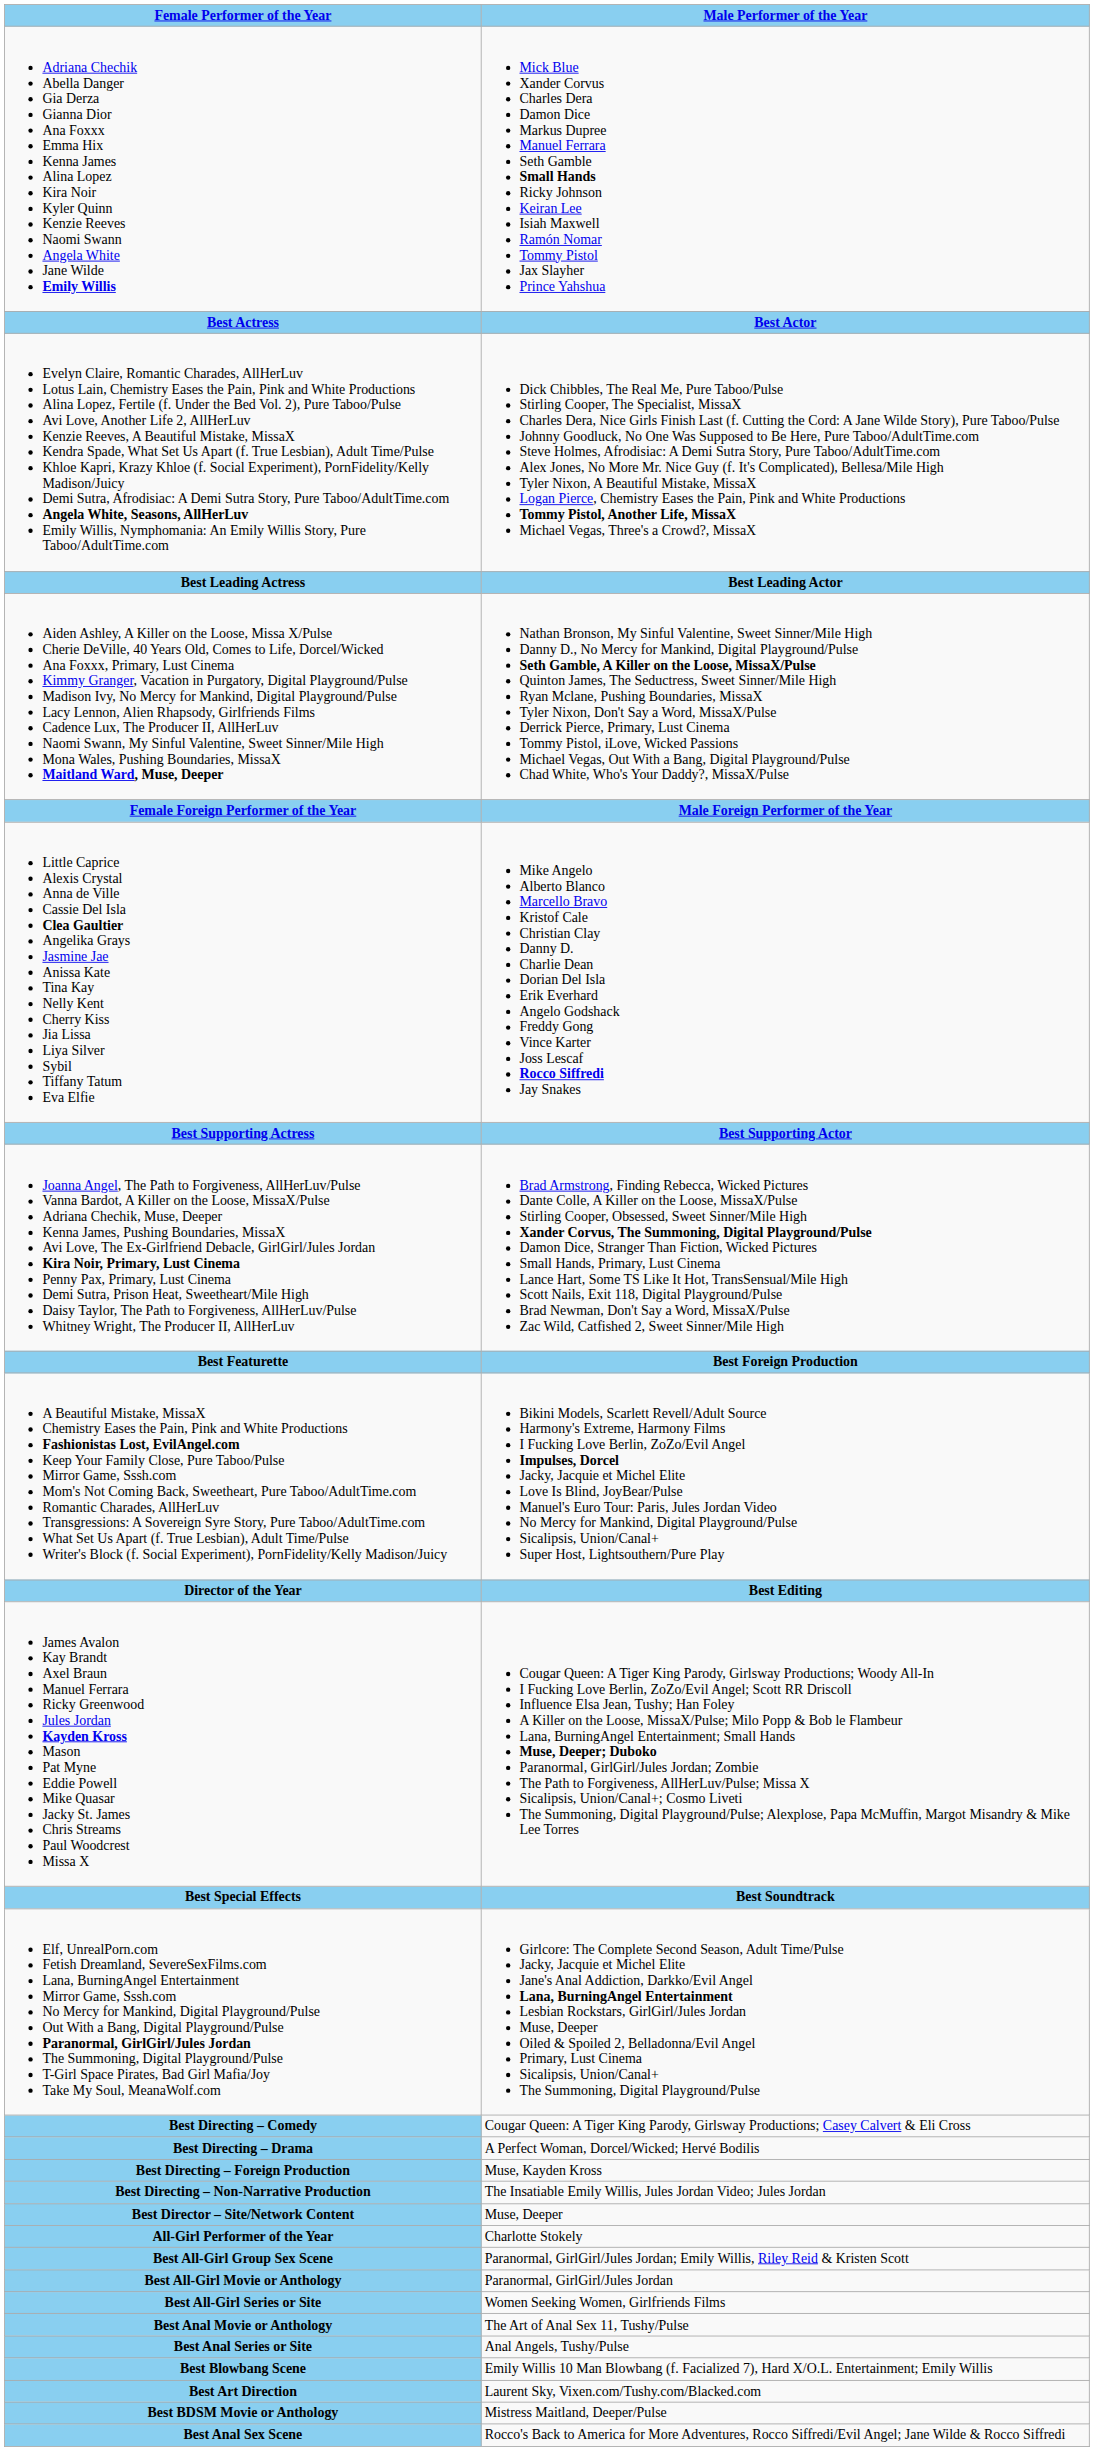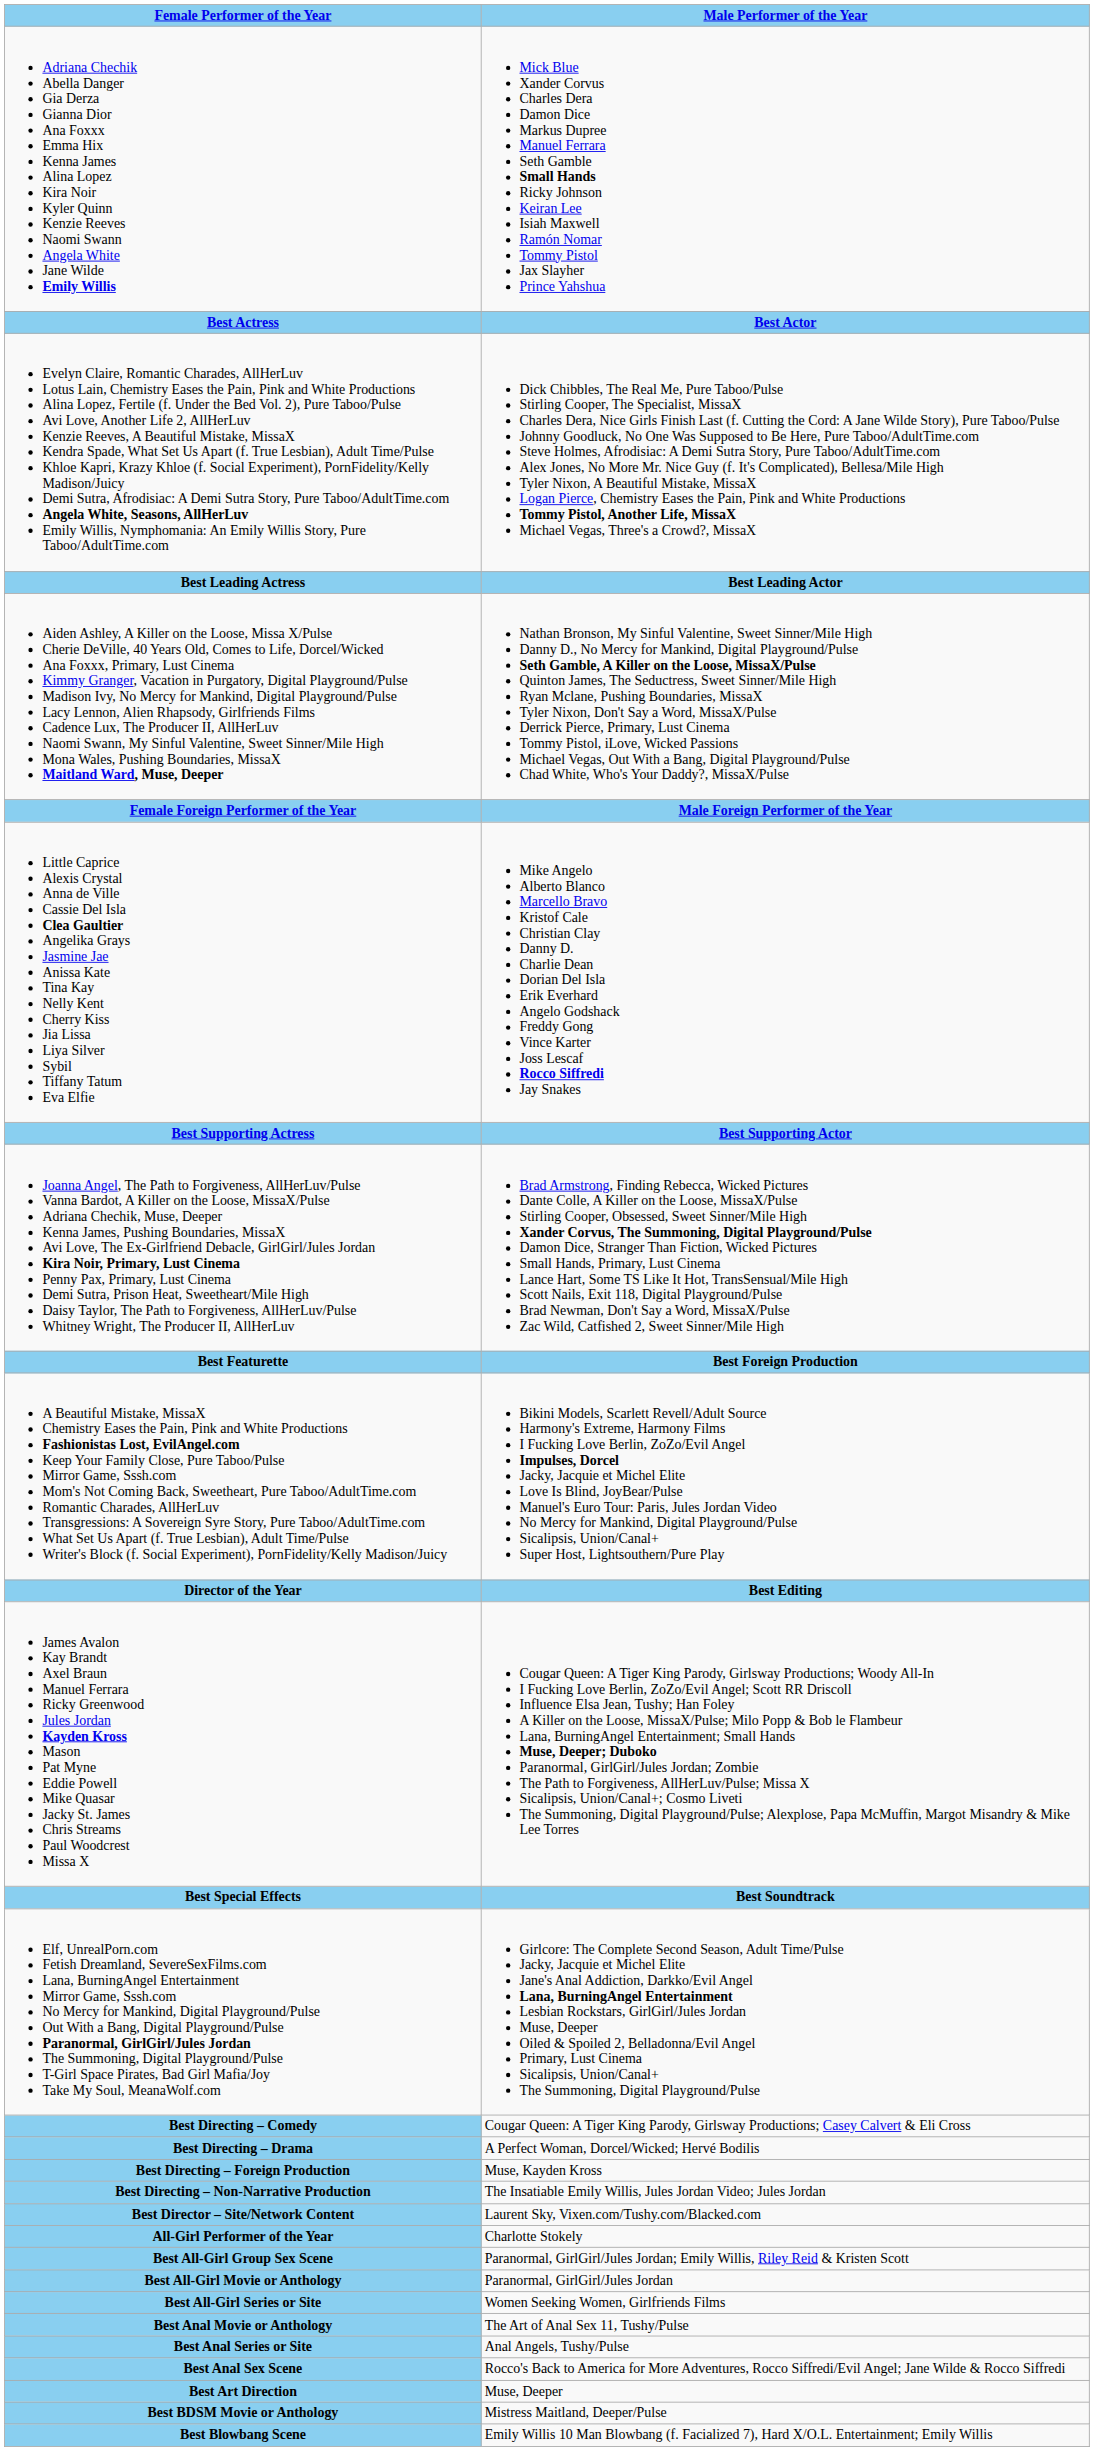(524, 2214) Muse, Deeper -> (623, 2214) Laurent Sky, Vixen.com/Tushy.com/Blacked.com
rows swapped: (243, 2435) <-> (243, 2368)
(623, 2391) Laurent Sky, Vixen.com/Tushy.com/Blacked.com -> (524, 2391) Muse, Deeper
